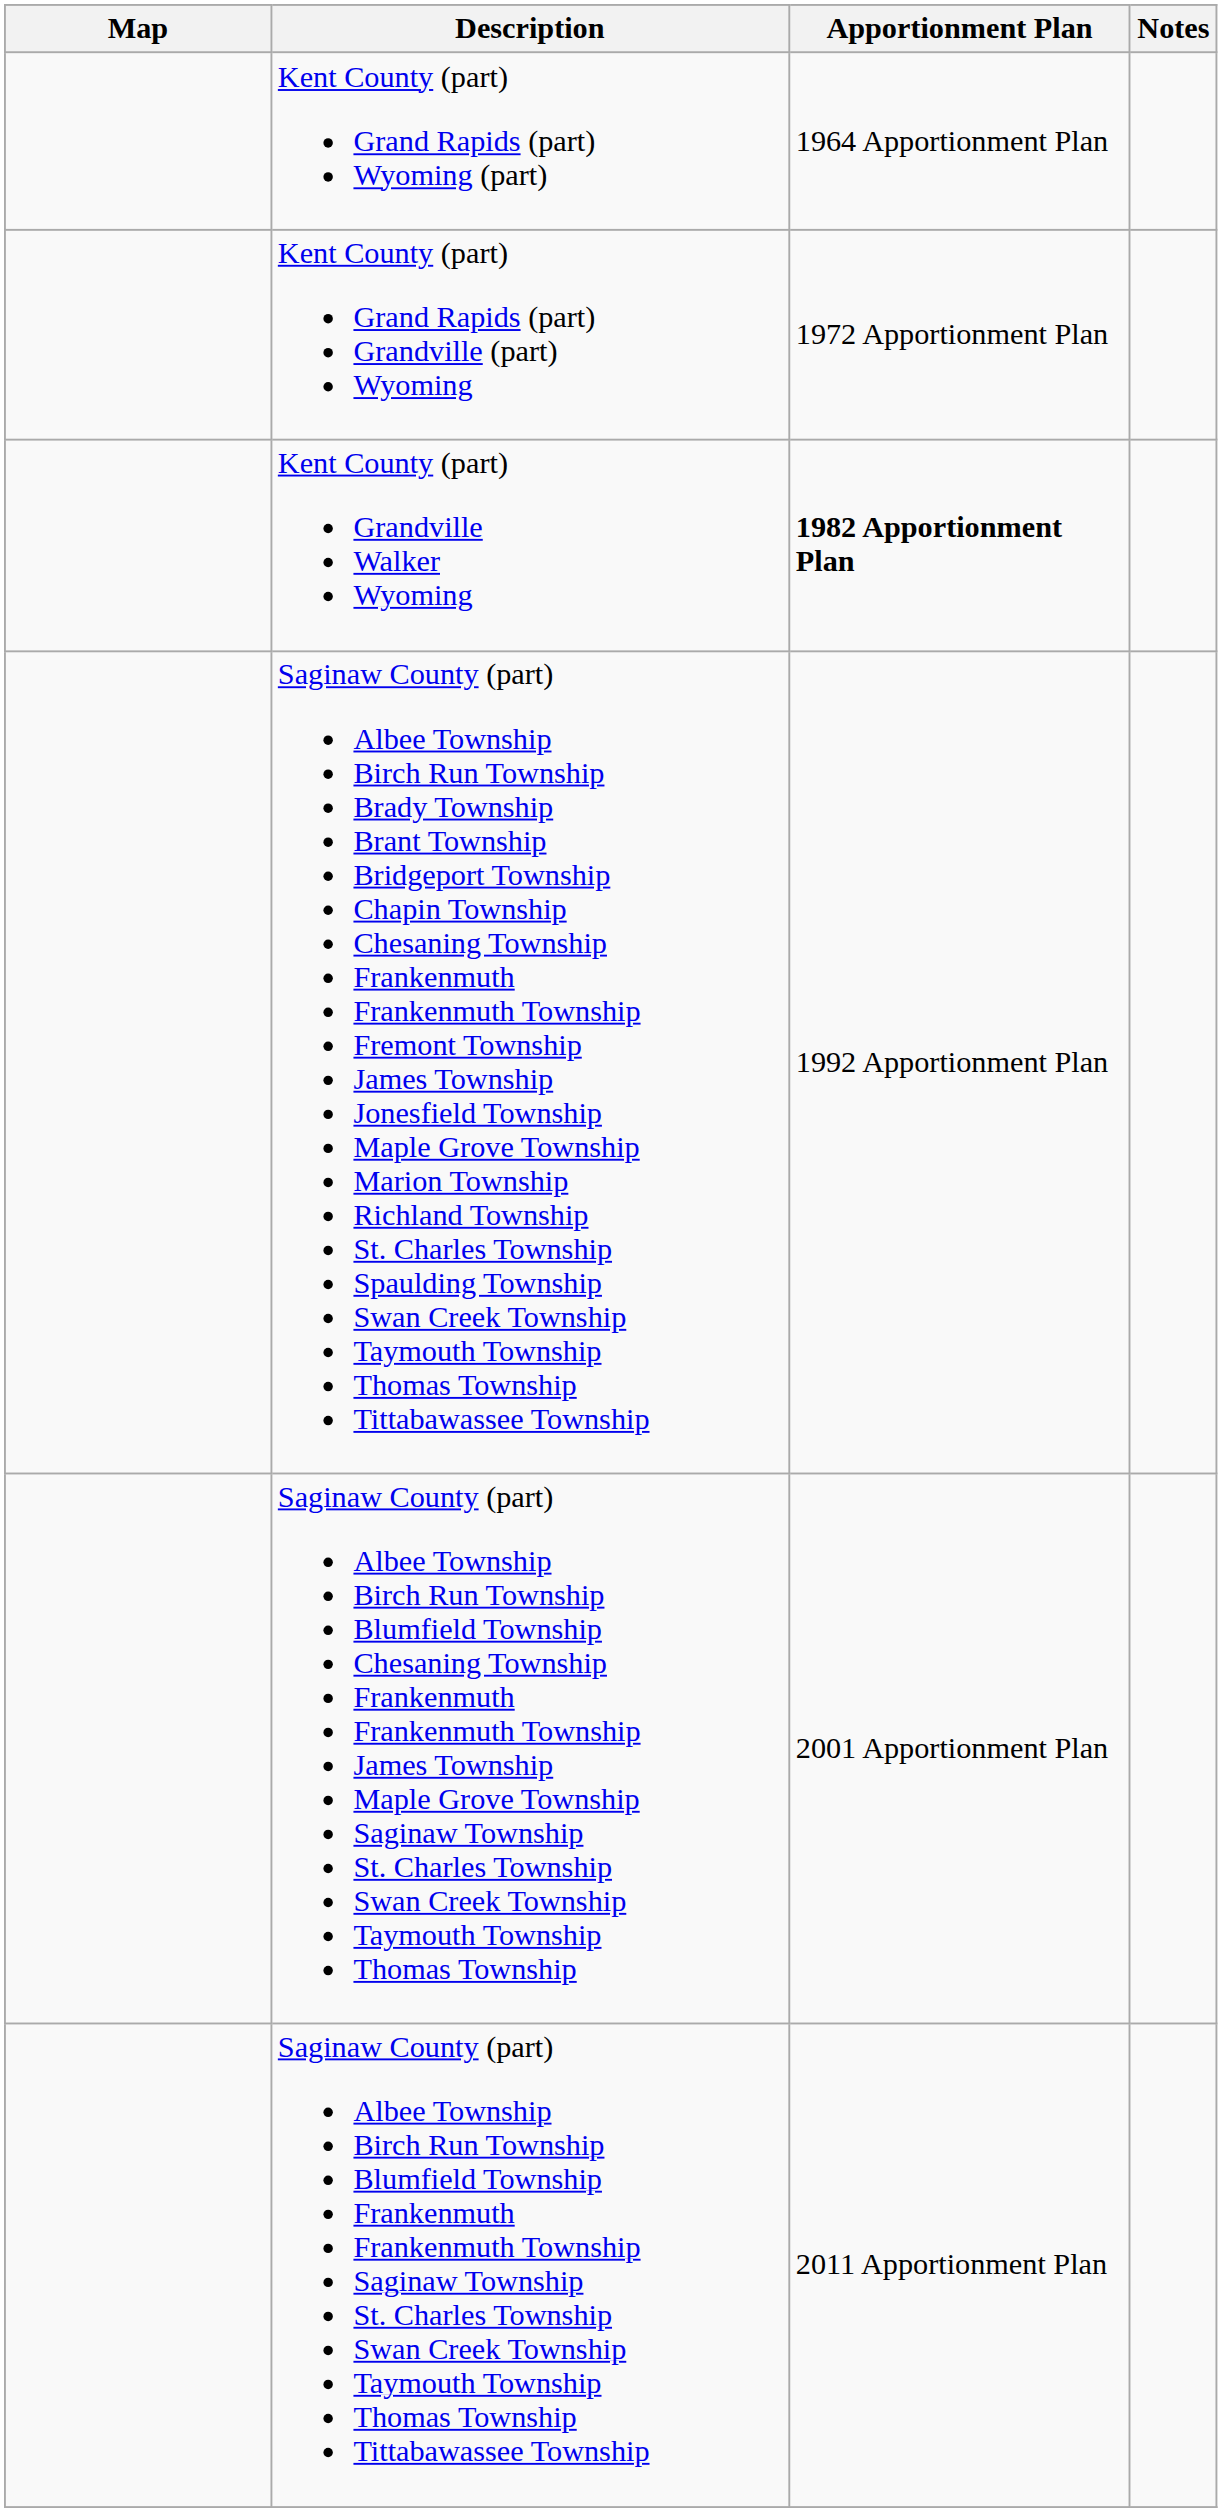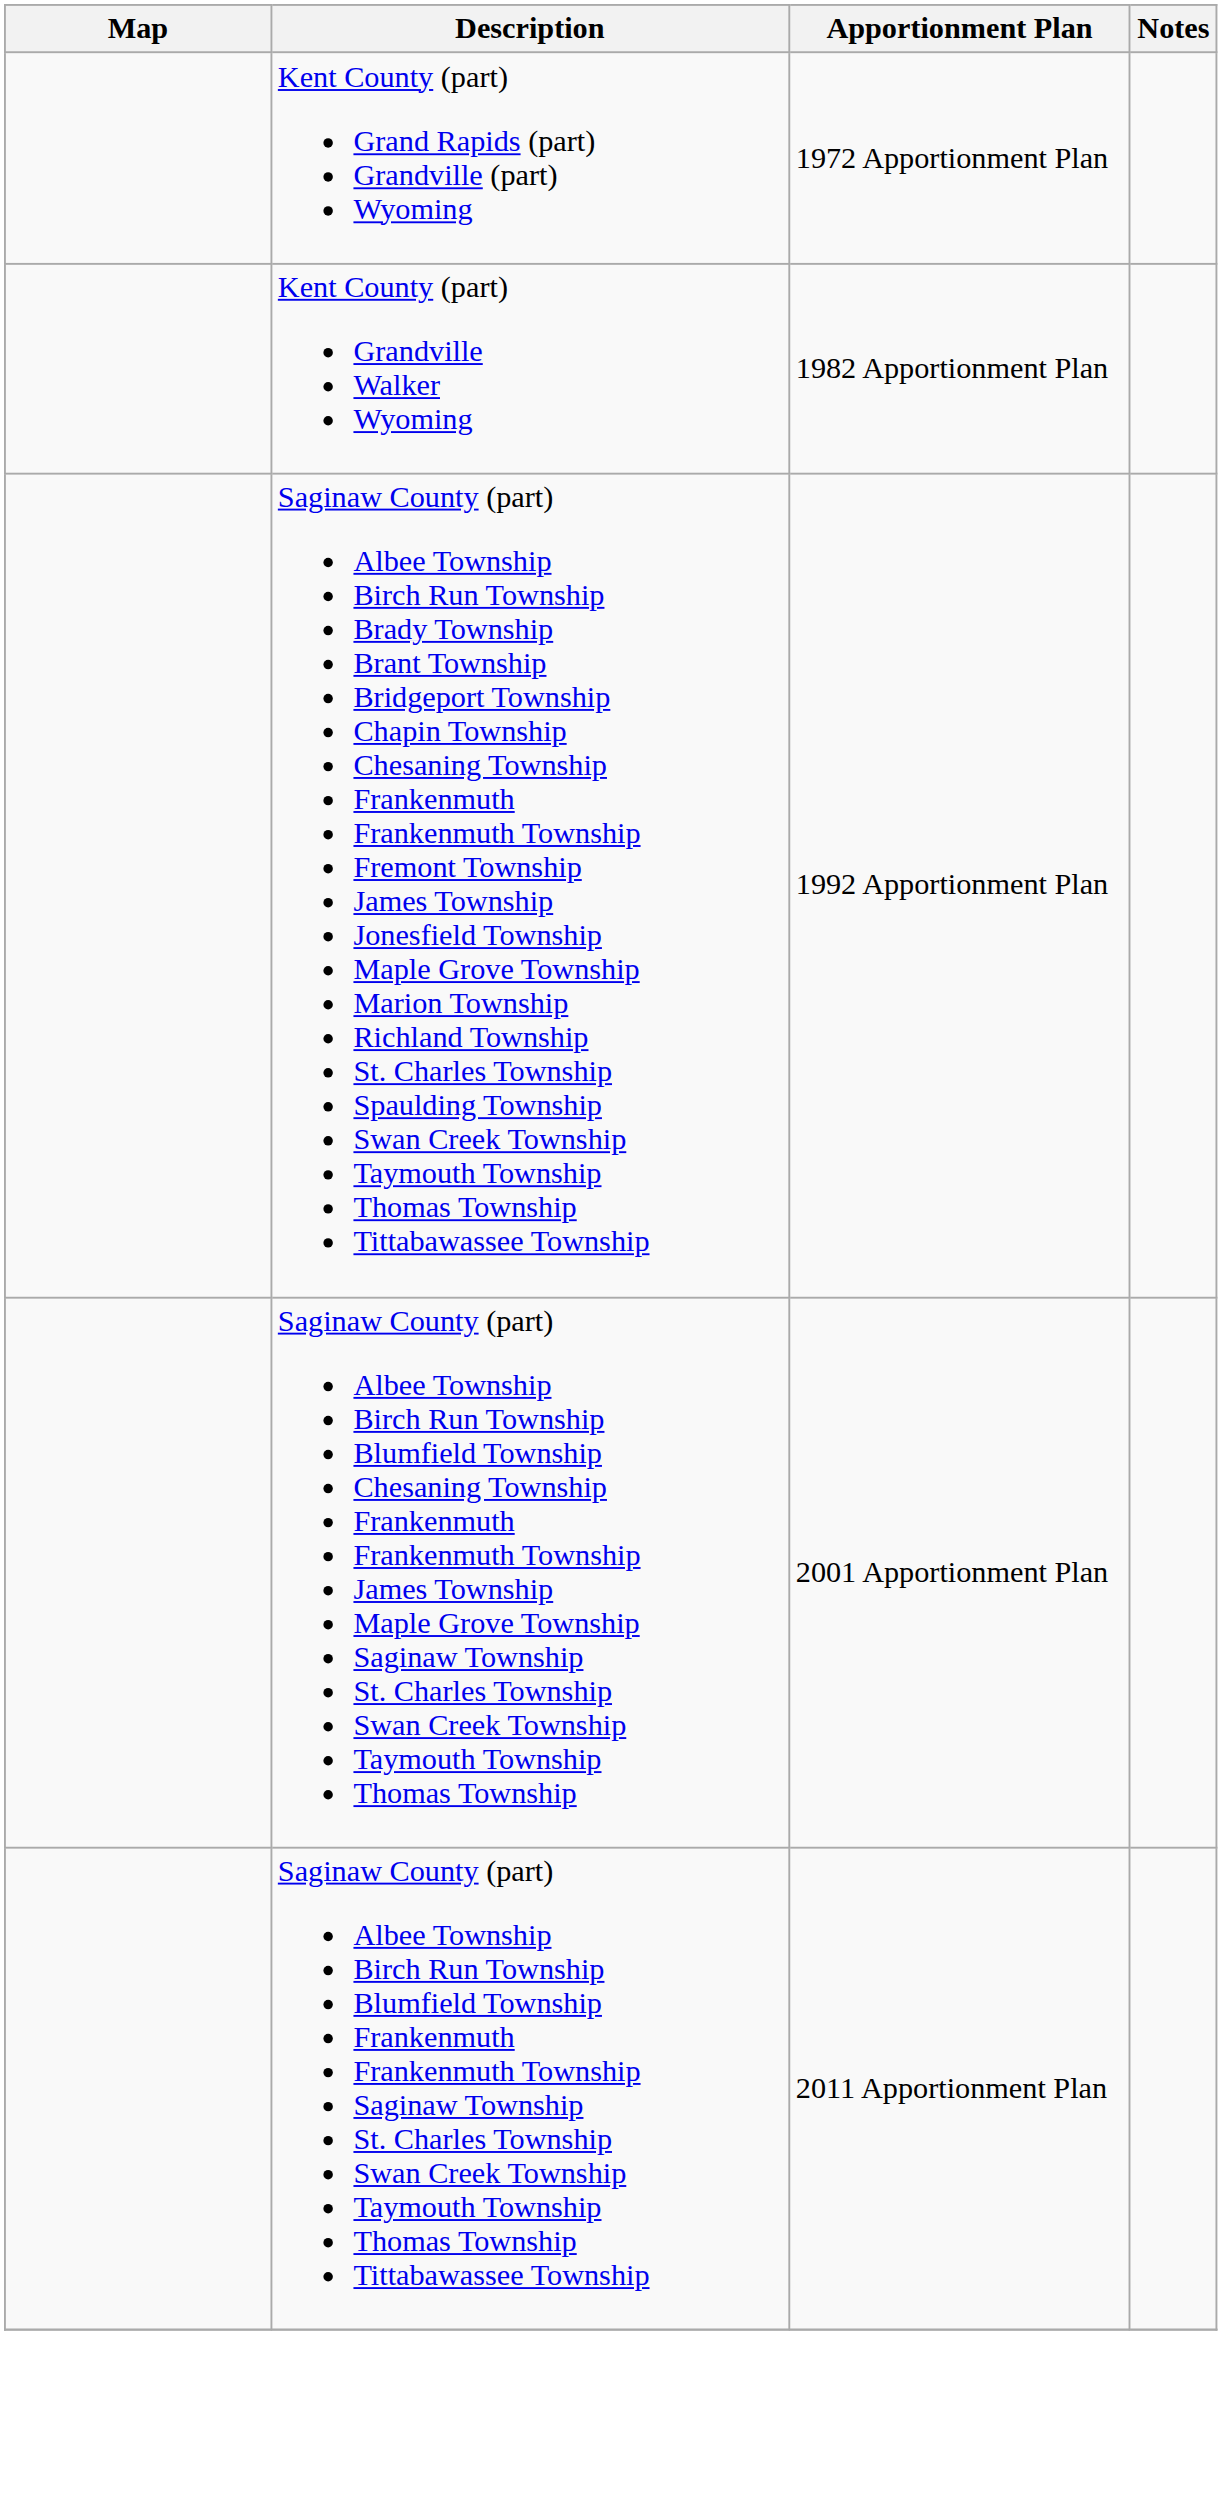- row: (530, 126)
(929, 544) bold -> (952, 368) normal
